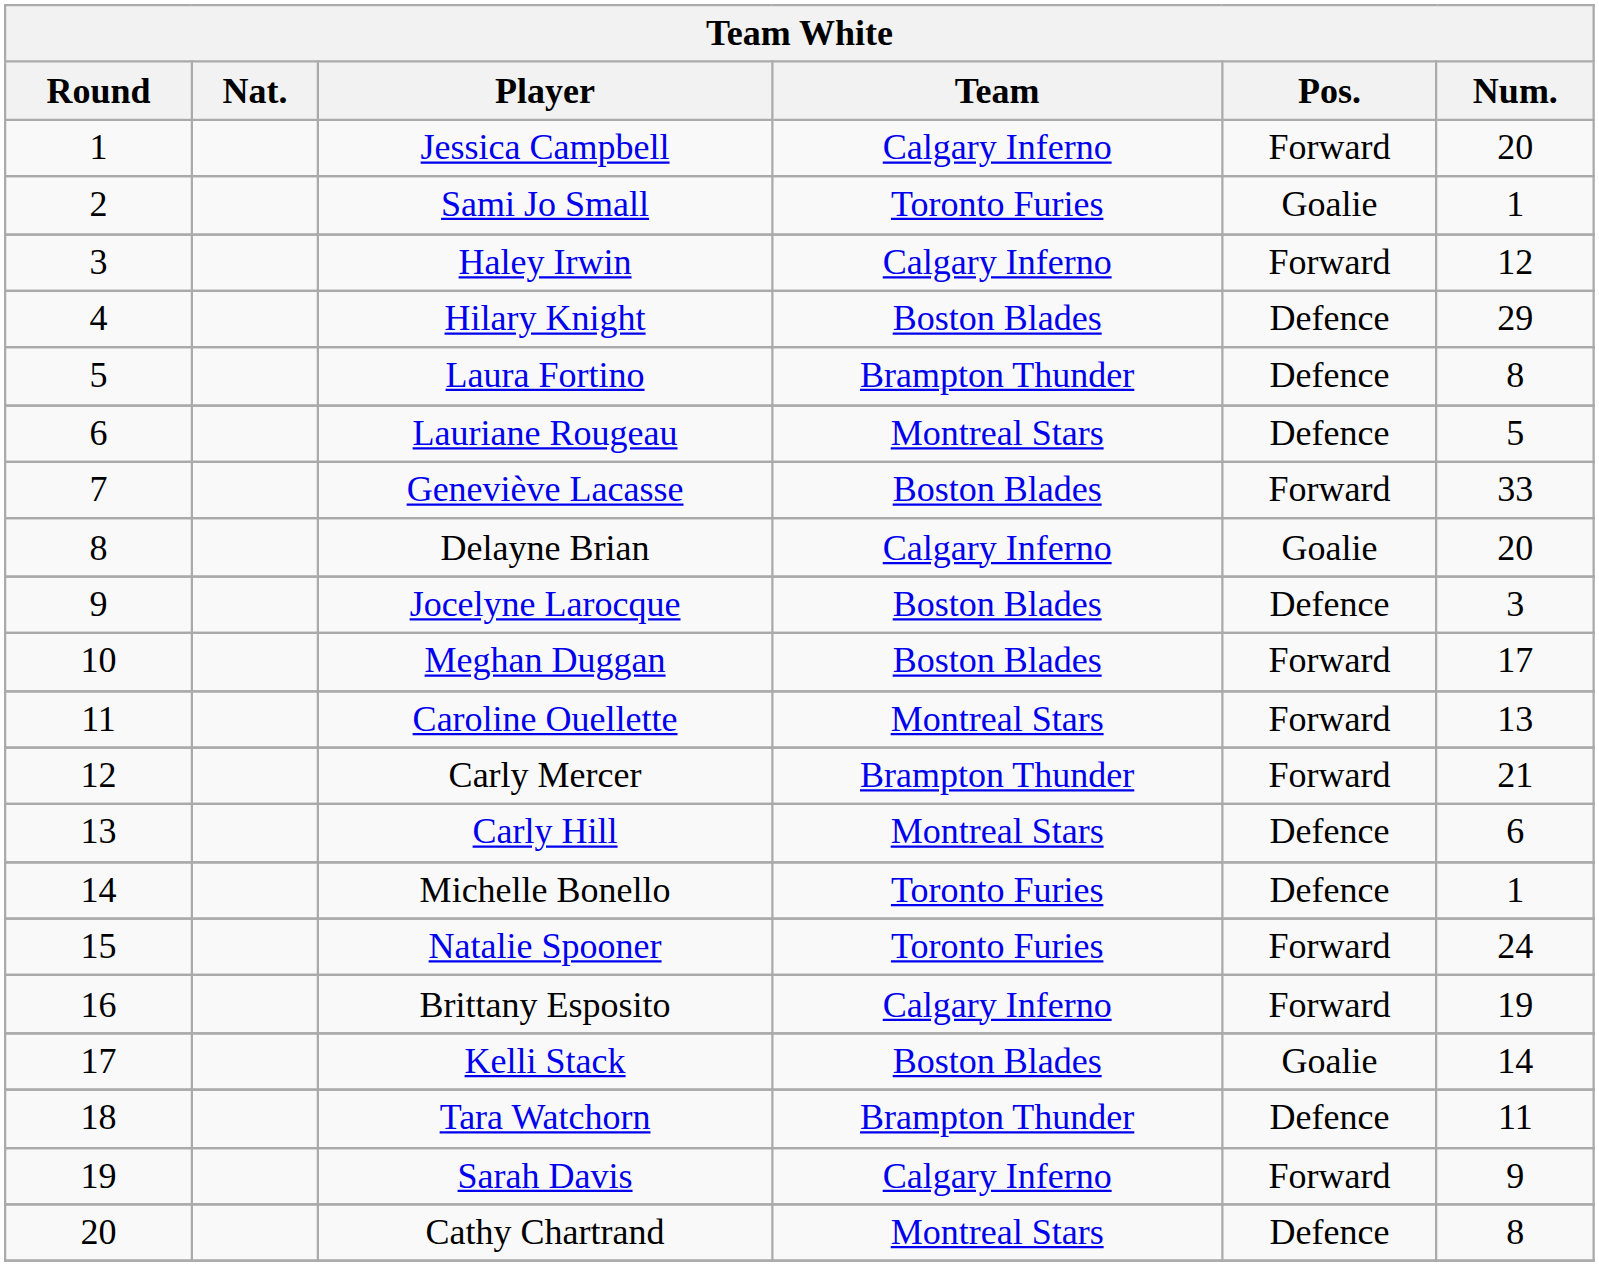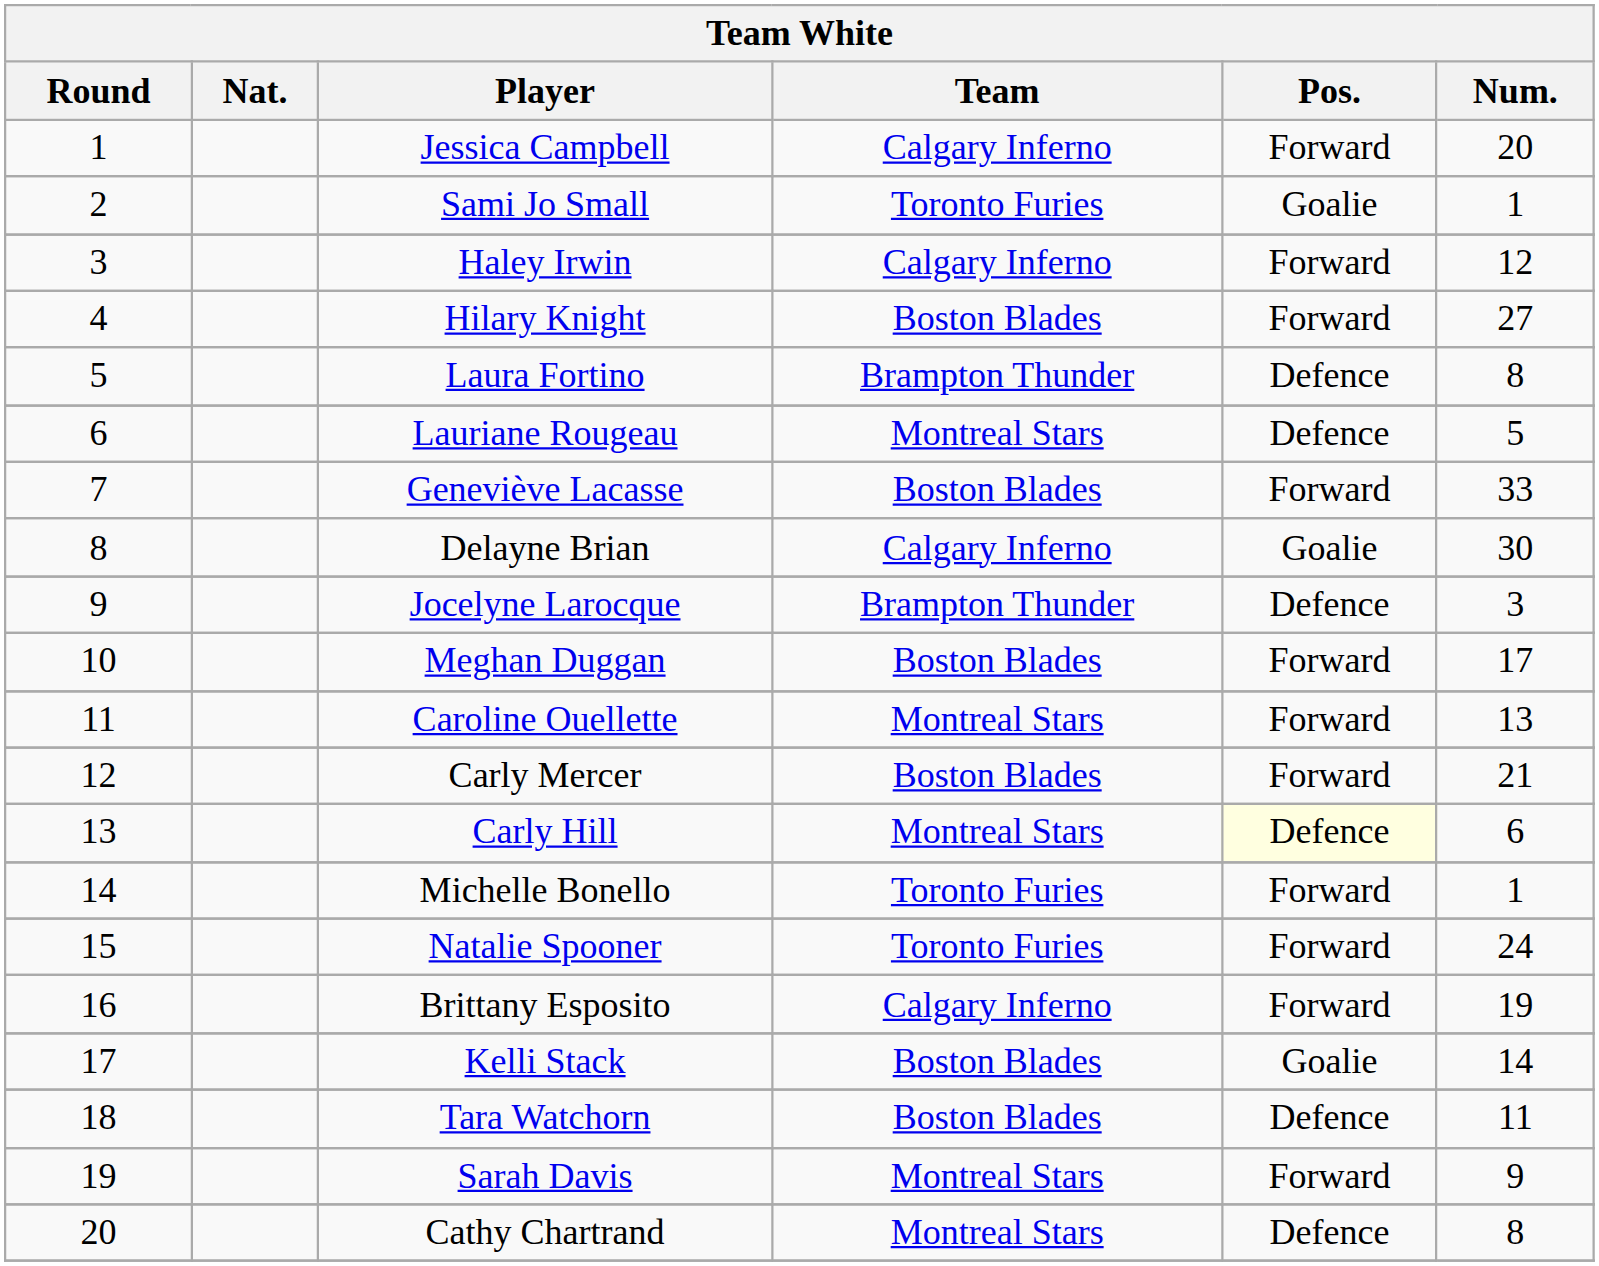(1329, 318) Defence -> (1329, 318) Forward
(1515, 318) 29 -> (1515, 318) 27
(1515, 546) 20 -> (1515, 546) 30
(997, 603) Boston Blades -> (997, 603) Brampton Thunder
(997, 775) Brampton Thunder -> (997, 775) Boston Blades
(1329, 832) no background -> (1329, 832) lightyellow background
(1329, 889) Defence -> (1329, 889) Forward
(997, 1117) Brampton Thunder -> (997, 1117) Boston Blades
(997, 1174) Calgary Inferno -> (997, 1174) Montreal Stars
